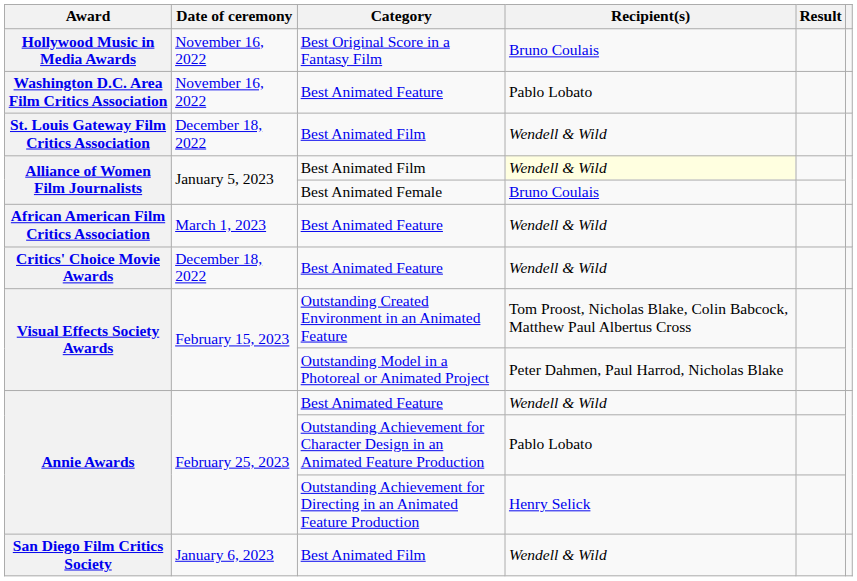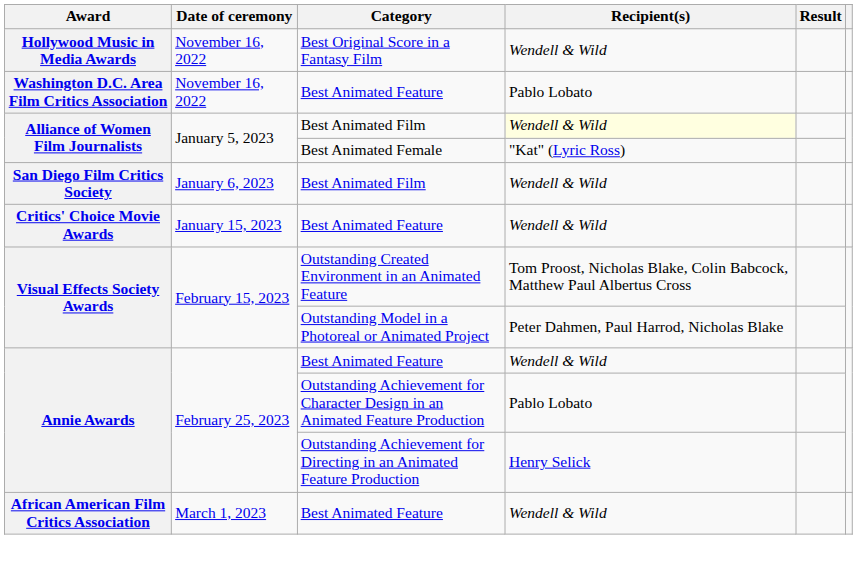(554, 50) Bruno Coulais -> (558, 50) Wendell & Wild
- row: (88, 134)
(554, 192) Bruno Coulais -> (567, 150) "Kat" (Lyric Ross)
rows swapped: (88, 555) <-> (88, 225)
(219, 267) December 18, 2022 -> (228, 225) January 15, 2023
